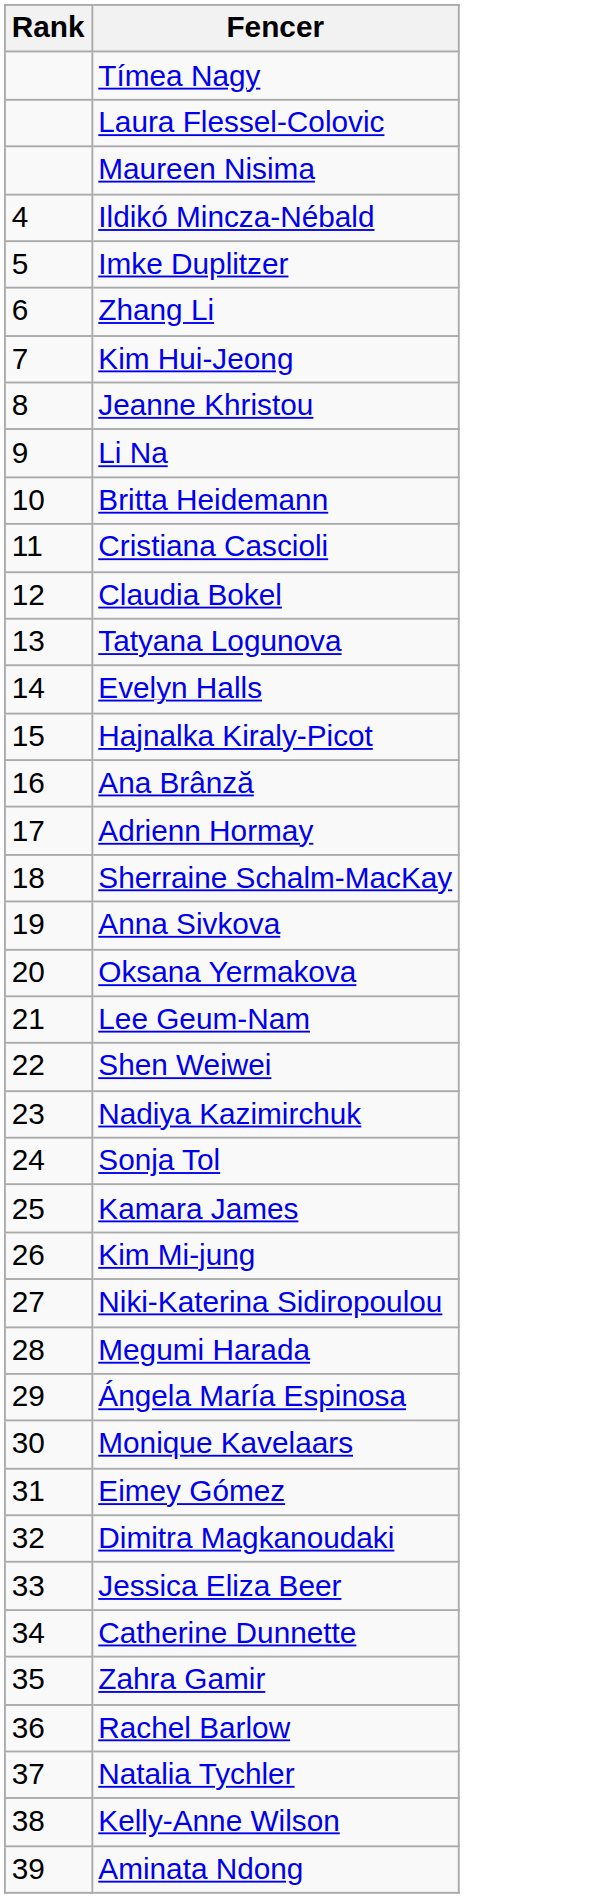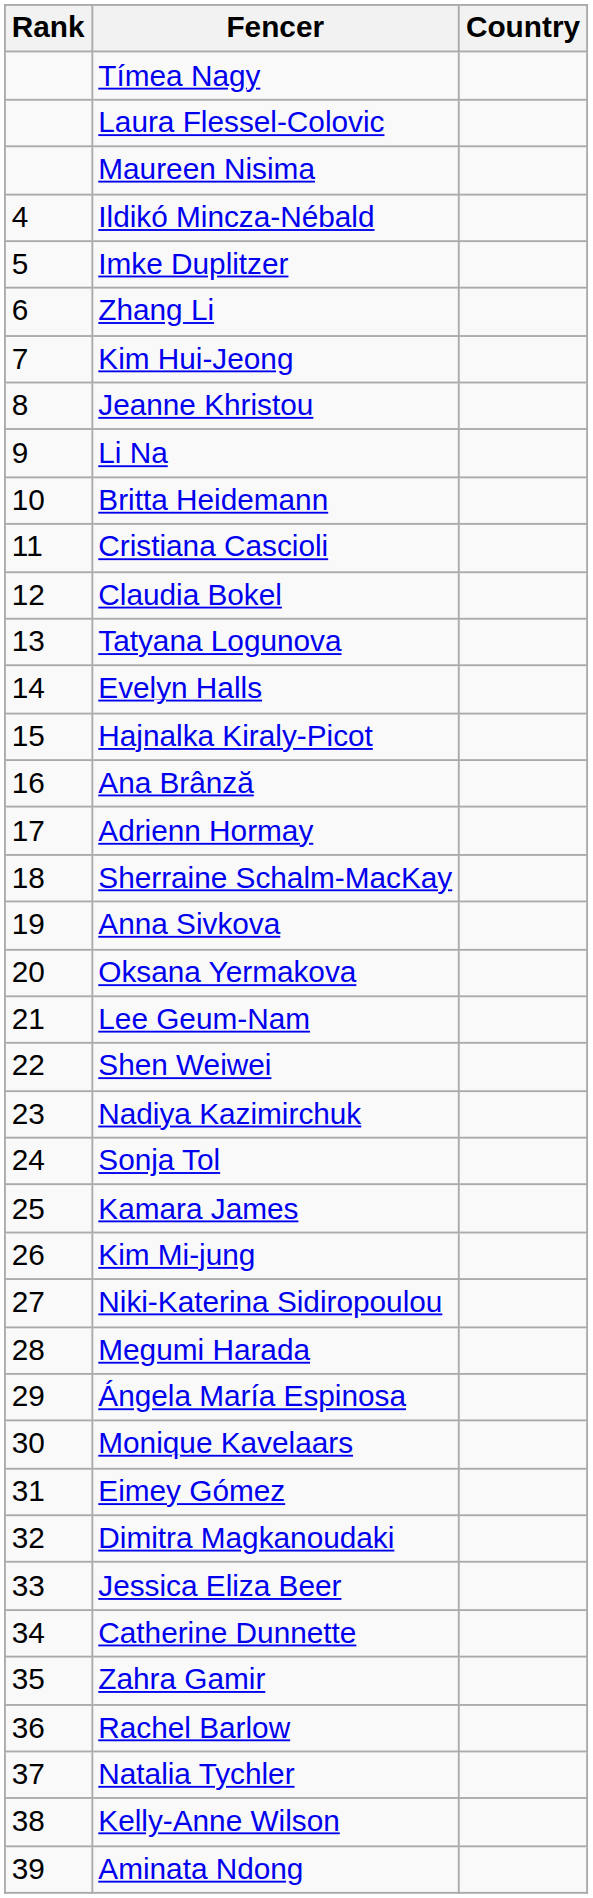+ column: (523, 28)
